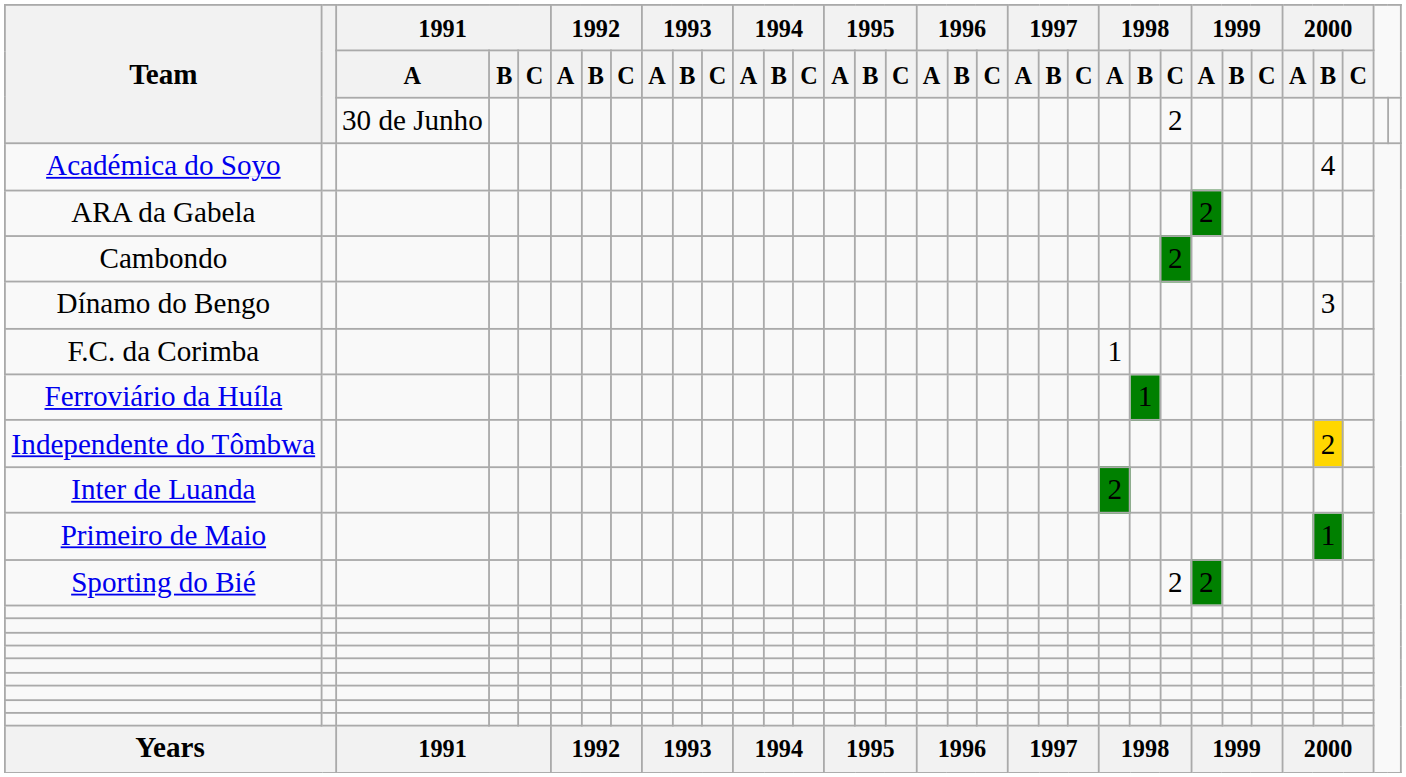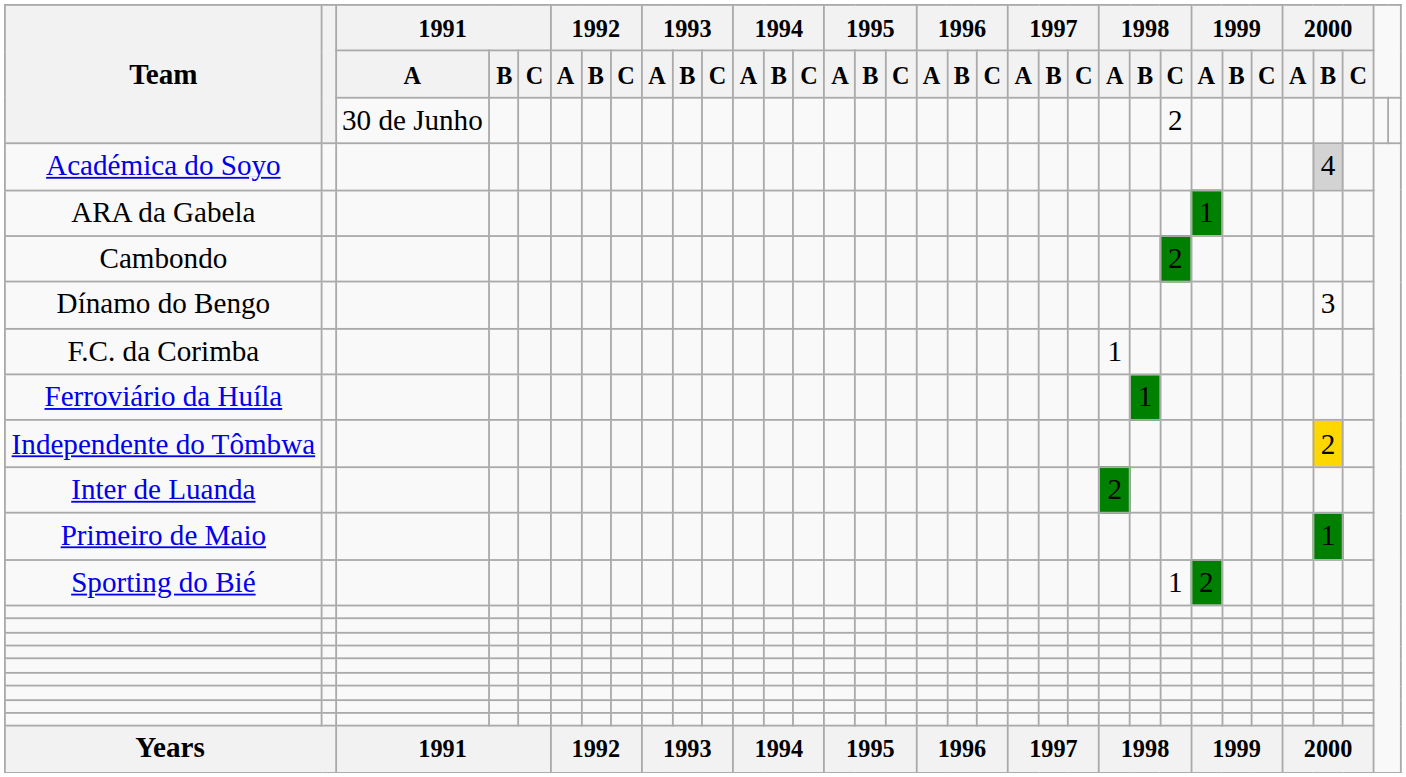(1328, 166) no background -> (1328, 166) lightgrey background
(1206, 212) 2 -> (1206, 212) 1
(1175, 581) 2 -> (1175, 581) 1
